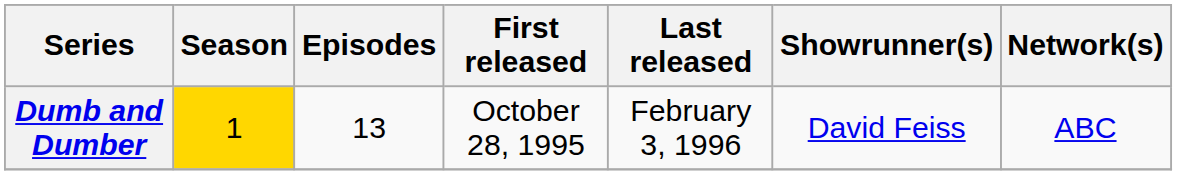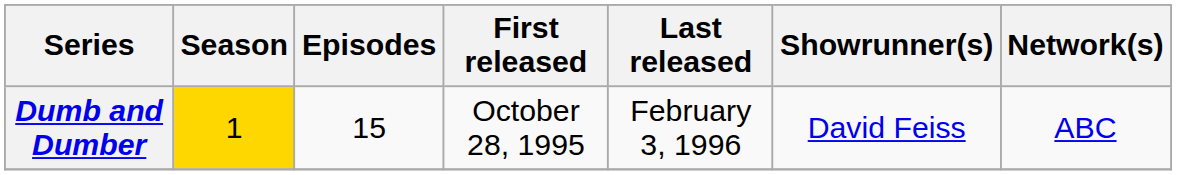(369, 127) 13 -> (369, 127) 15
